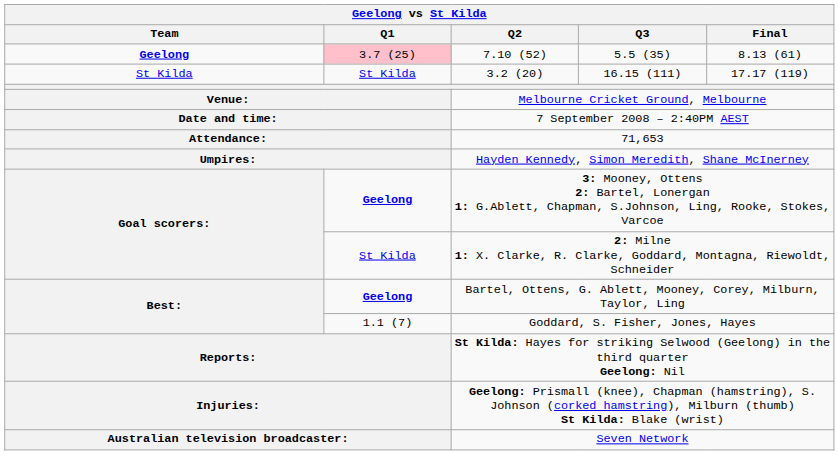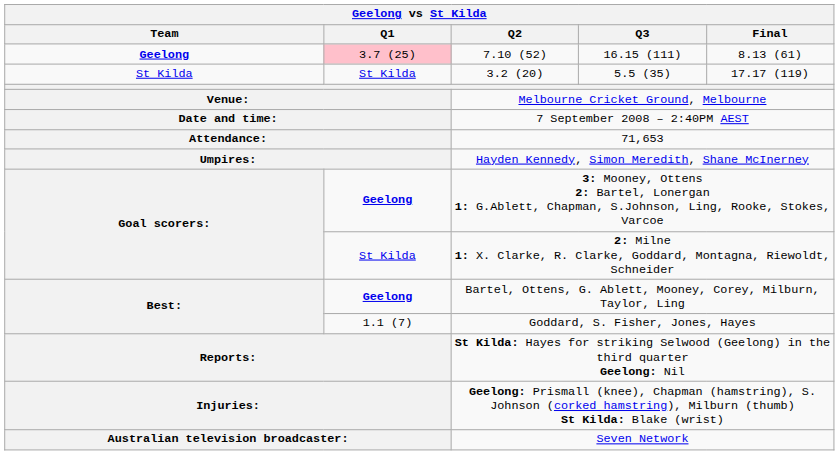(642, 54) 5.5 (35) -> (642, 54) 16.15 (111)
(642, 74) 16.15 (111) -> (642, 74) 5.5 (35)
